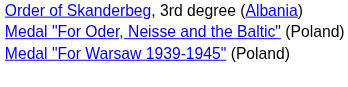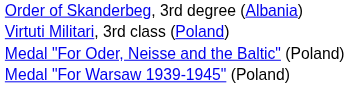+ row: (117, 32)
